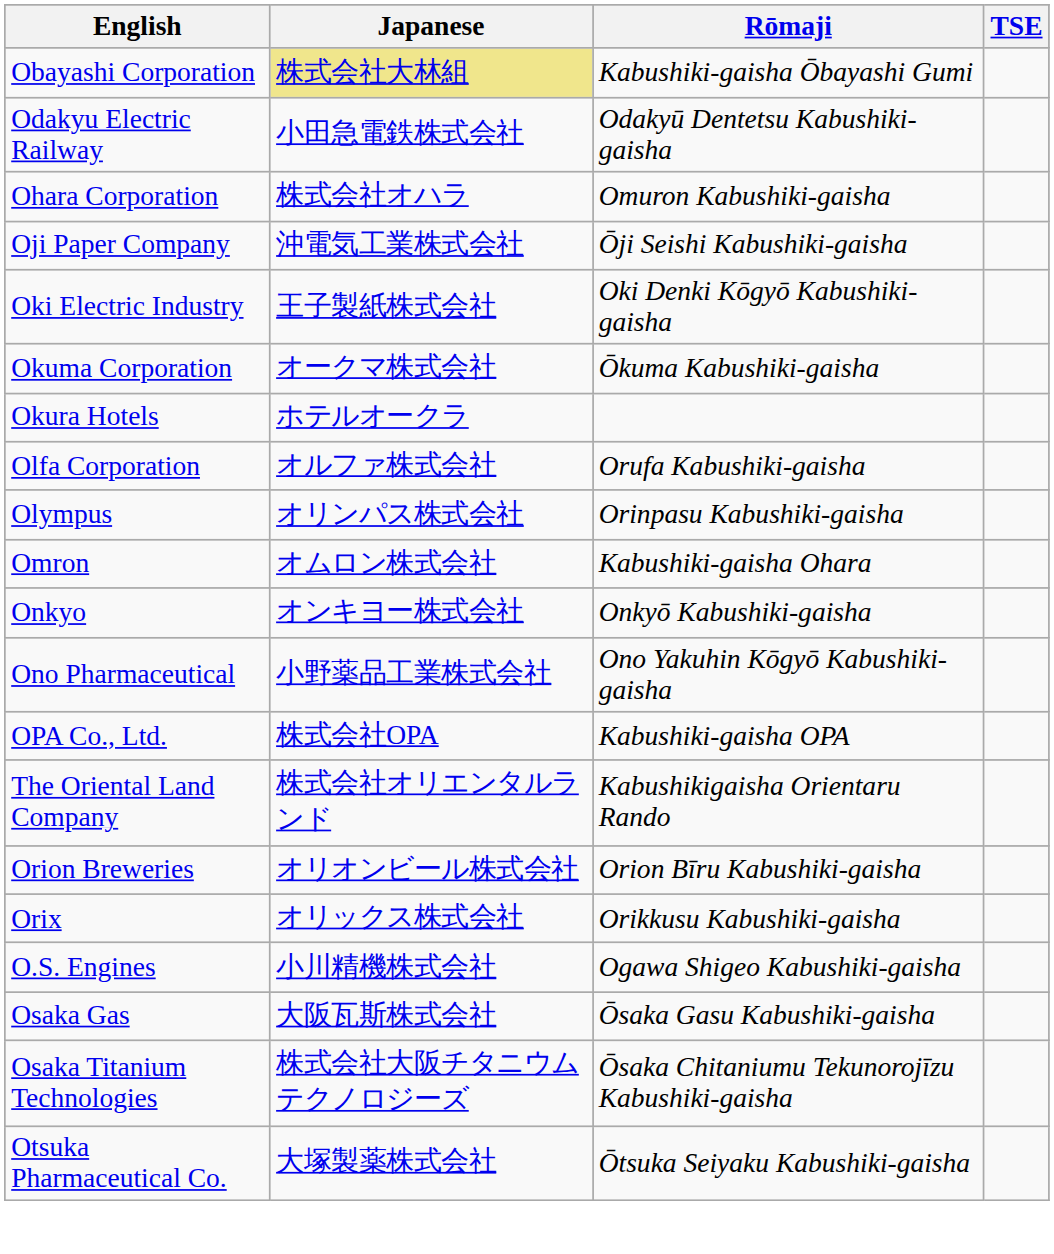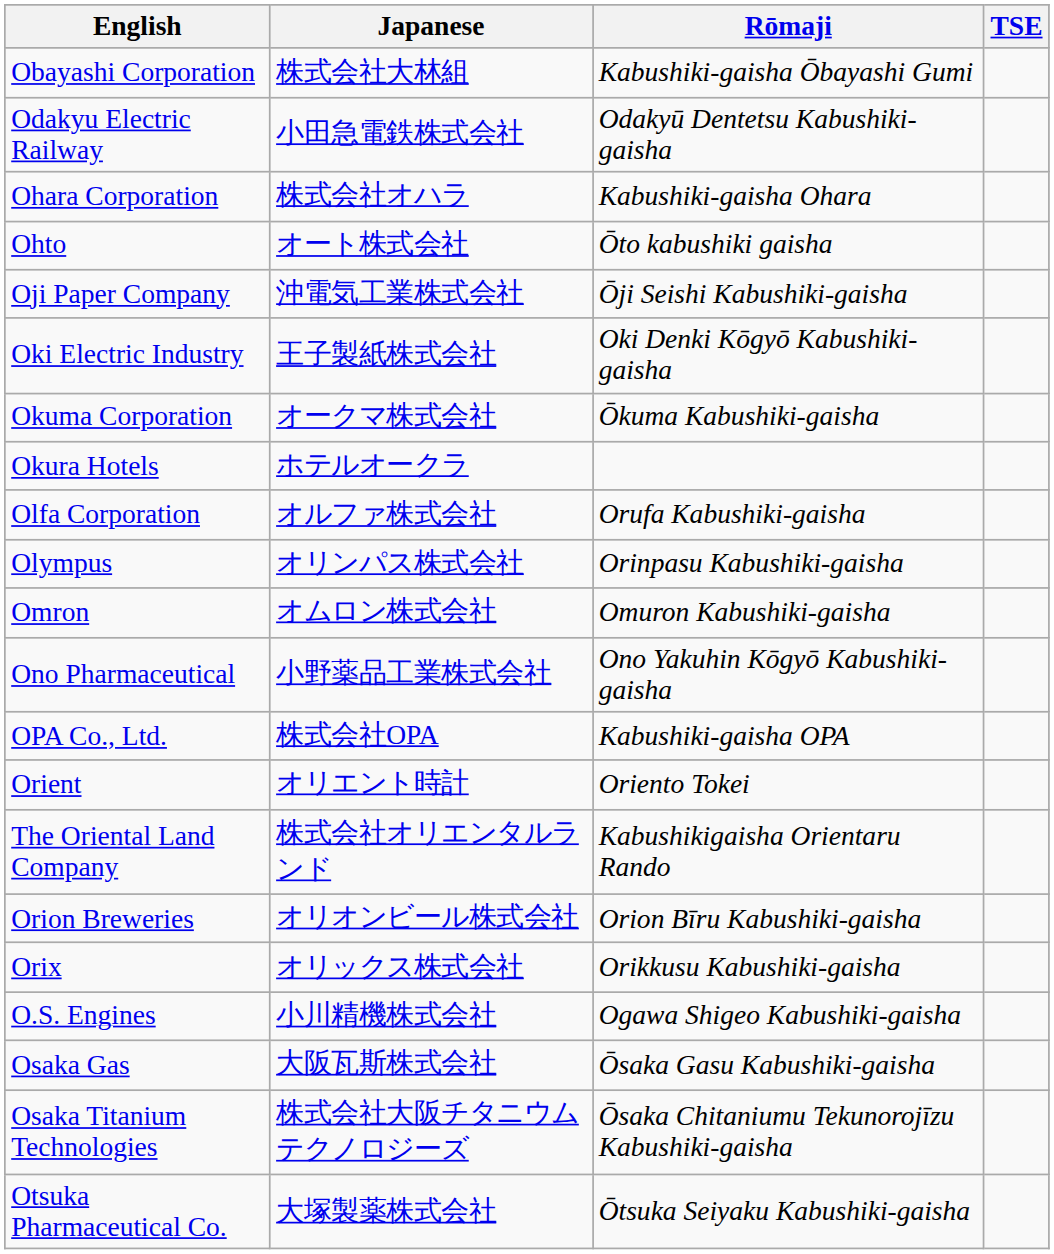(372, 71) khaki background -> (372, 71) no background
(745, 195) Omuron Kabushiki-gaisha -> (735, 195) Kabushiki-gaisha Ohara
+ row: (39, 244)
(735, 563) Kabushiki-gaisha Ohara -> (745, 612) Omuron Kabushiki-gaisha
- row: (49, 612)
+ row: (46, 784)
